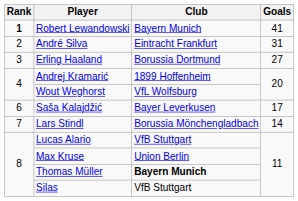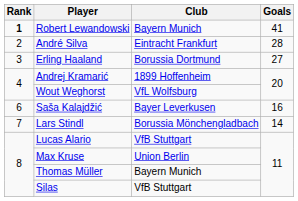(277, 44) 31 -> (277, 44) 28
(277, 108) 17 -> (277, 108) 16
(170, 172) bold -> (168, 172) normal
